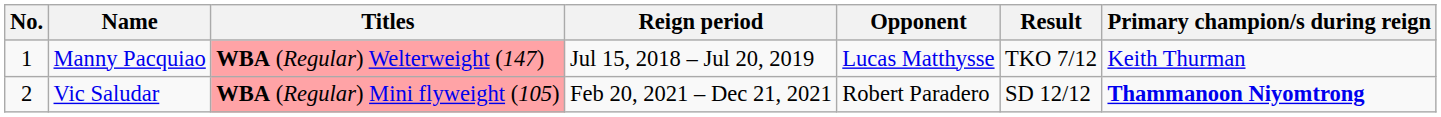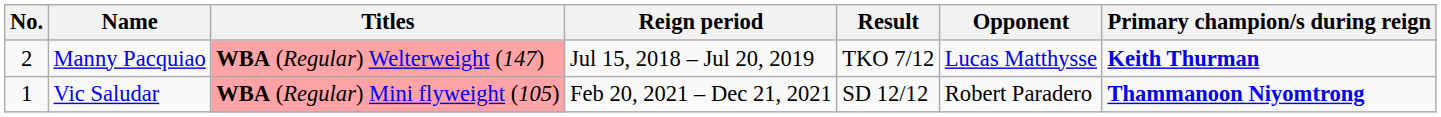columns swapped: (918, 22) <-> (1051, 22)
(27, 58) 1 -> (27, 58) 2
(1176, 58) normal -> (1183, 58) bold
(27, 93) 2 -> (27, 93) 1
